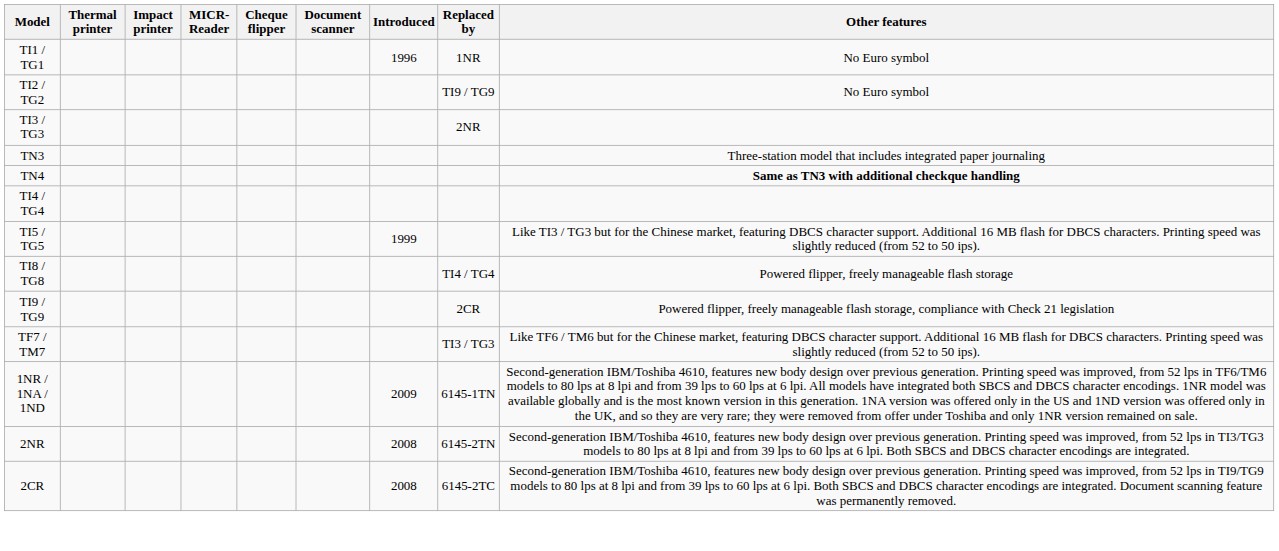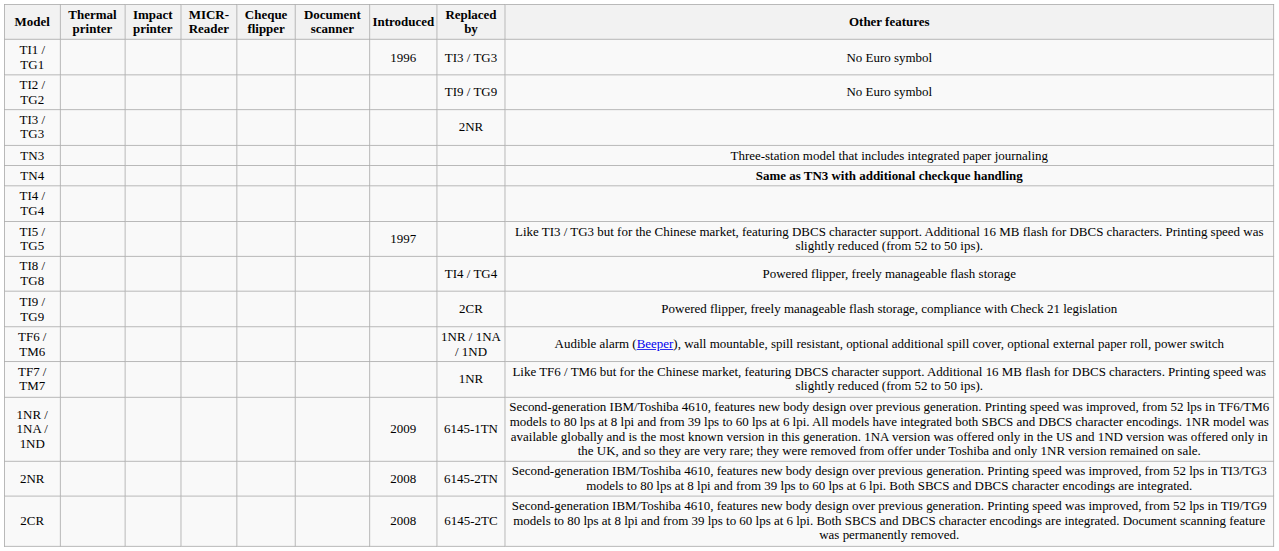(468, 57) 1NR -> (471, 57) TI3 / TG3
(404, 238) 1999 -> (403, 238) 1997
+ row: (32, 344)
(468, 344) TI3 / TG3 -> (471, 379) 1NR
